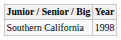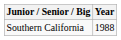(105, 27) 1998 -> (105, 27) 1988
